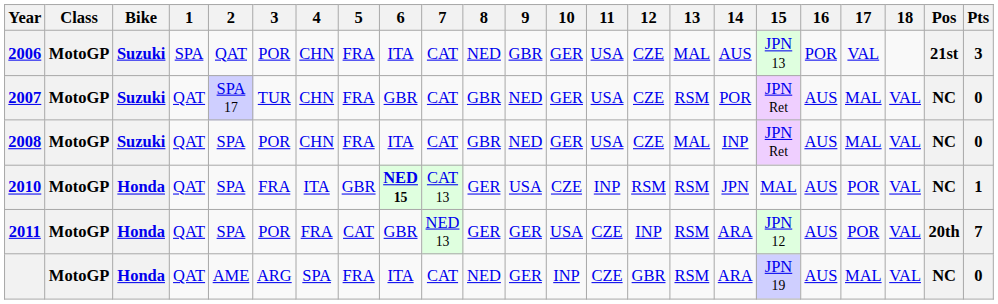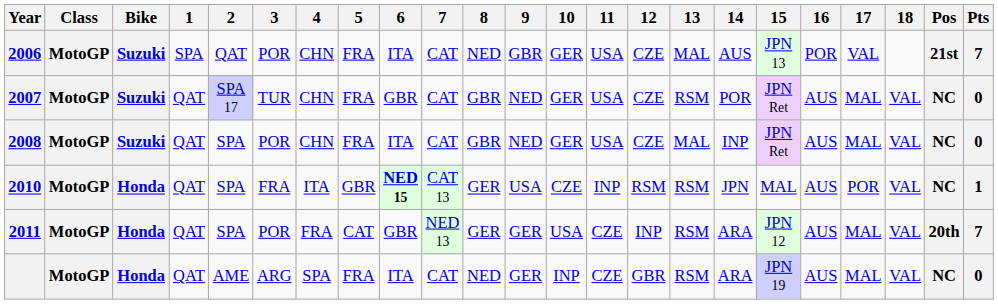(978, 52) 3 -> (978, 52) 7
(863, 231) POR -> (863, 231) MAL
